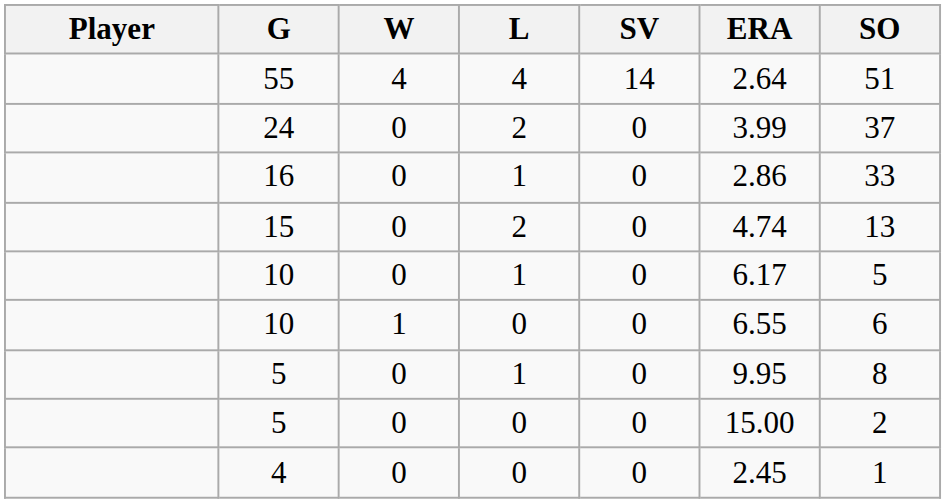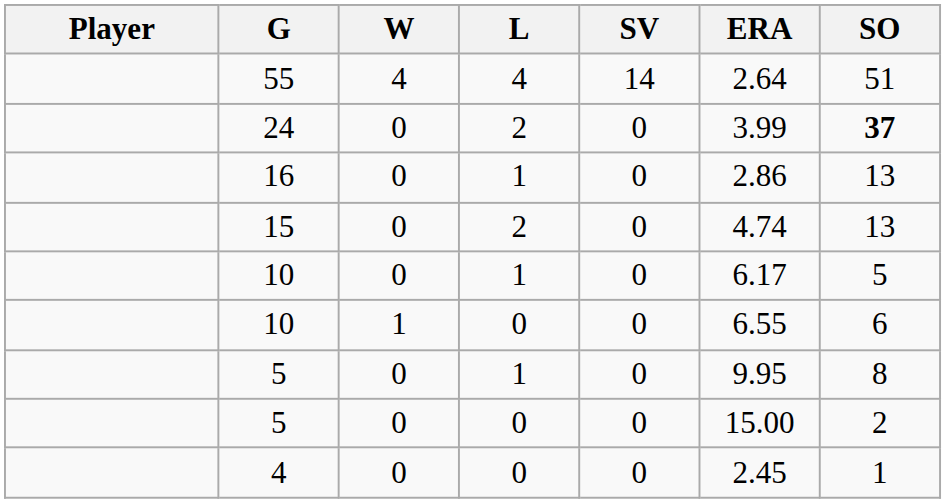(880, 127) normal -> (880, 127) bold
(880, 176) 33 -> (880, 176) 13
